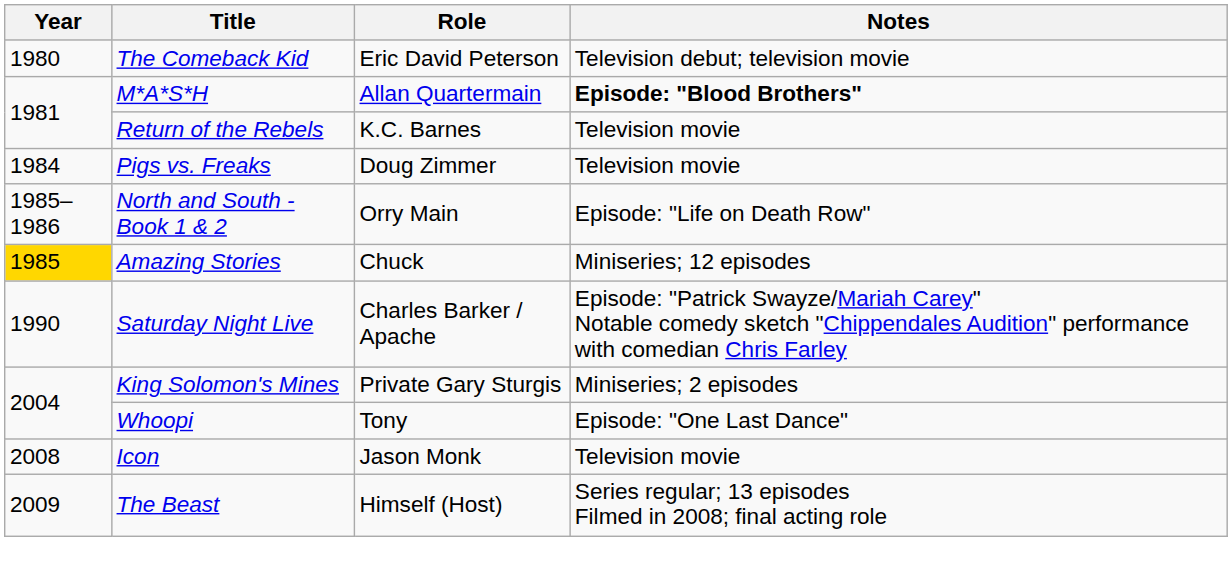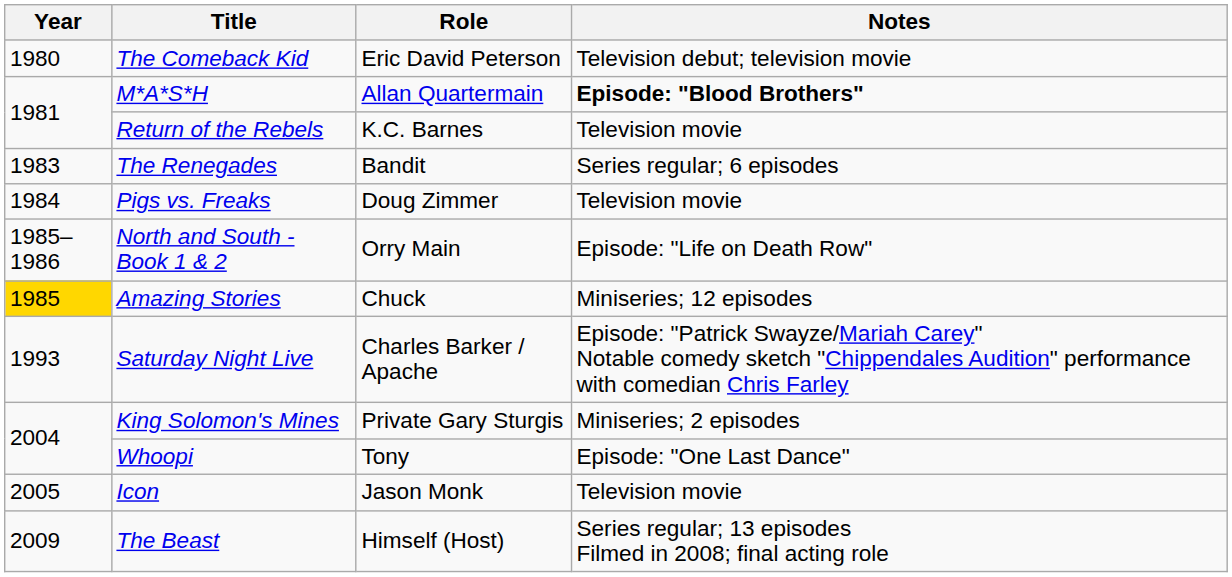+ row: (197, 165)
(35, 323) 1990 -> (35, 359) 1993
(35, 456) 2008 -> (35, 492) 2005
